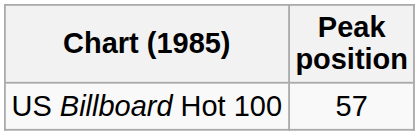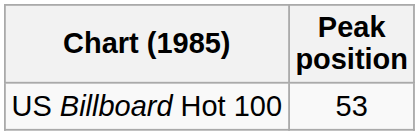(352, 105) 57 -> (352, 105) 53
